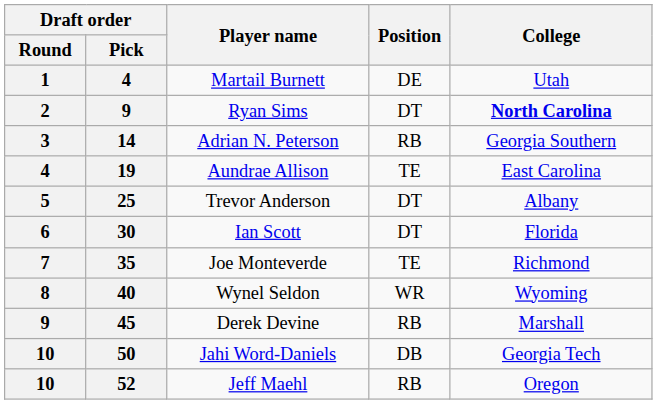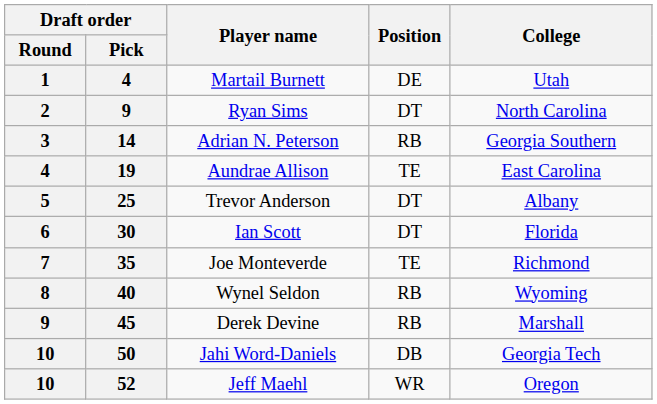(551, 110) bold -> (551, 110) normal
(410, 292) WR -> (410, 292) RB
(410, 383) RB -> (410, 383) WR
